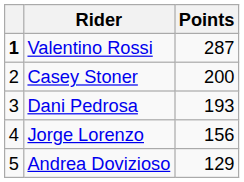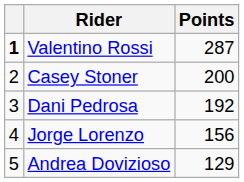(219, 106) 193 -> (219, 106) 192
